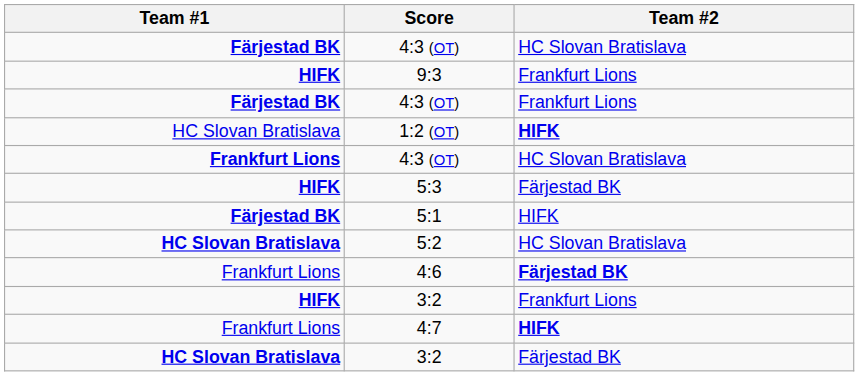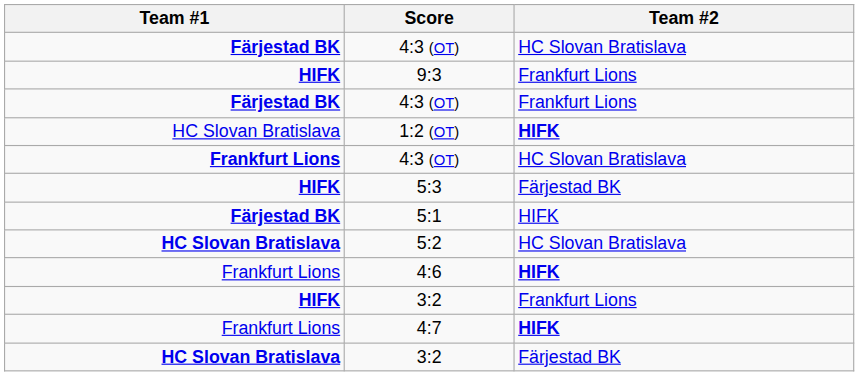(573, 272) Färjestad BK -> (539, 272) HIFK
